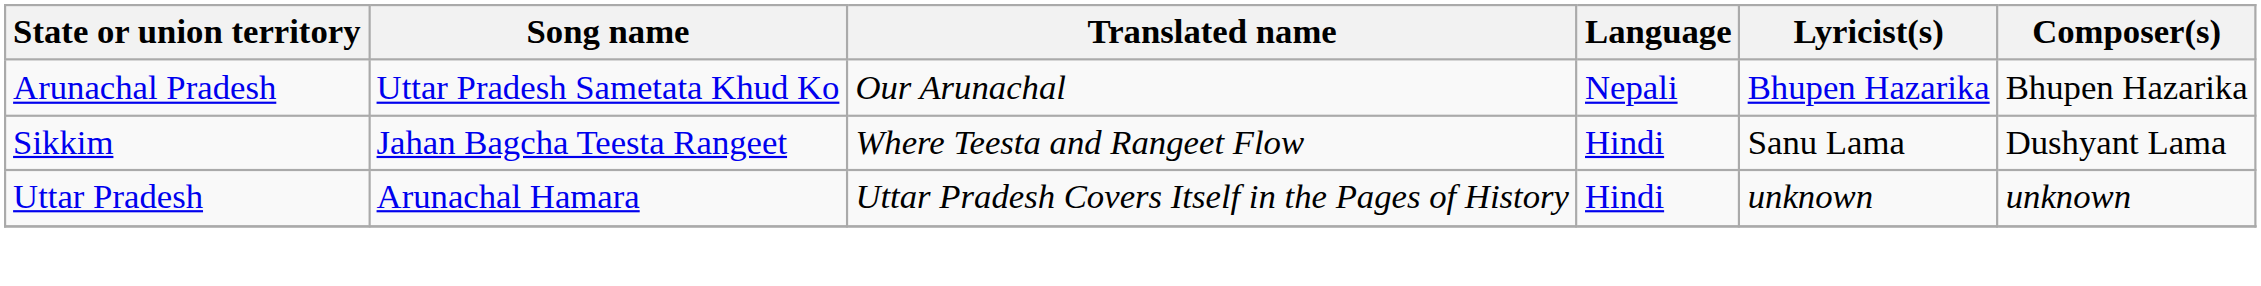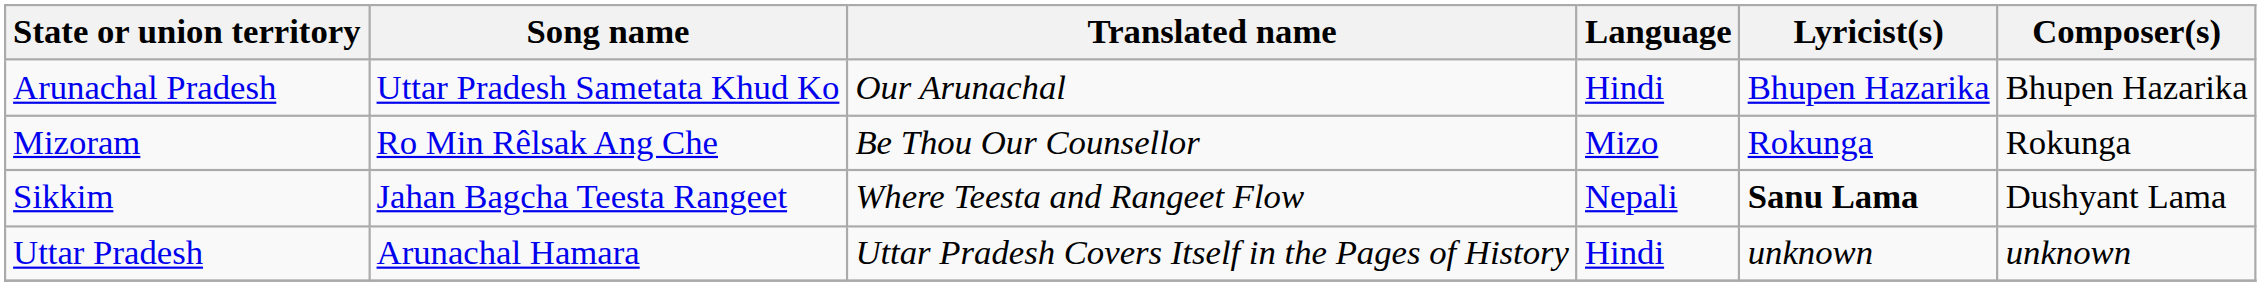(1631, 87) Nepali -> (1625, 87) Hindi
+ row: (77, 142)
(1625, 142) Hindi -> (1631, 197) Nepali
(1826, 142) normal -> (1833, 197) bold
